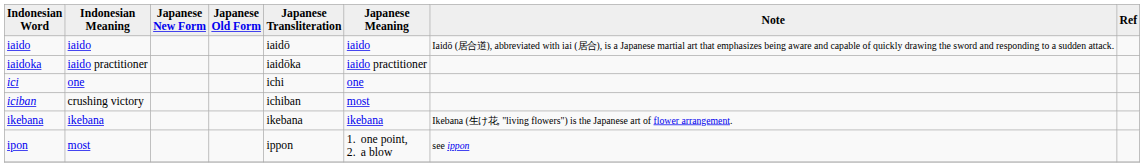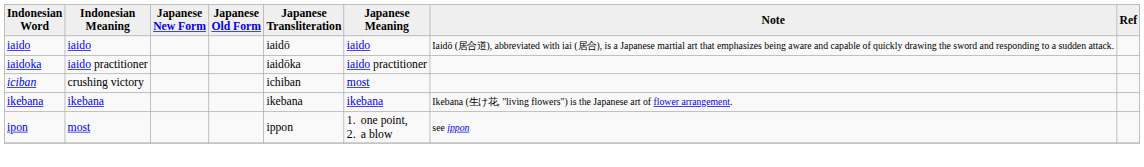- row: (13, 83)
